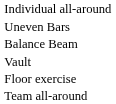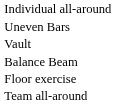rows swapped: (41, 44) <-> (18, 61)
